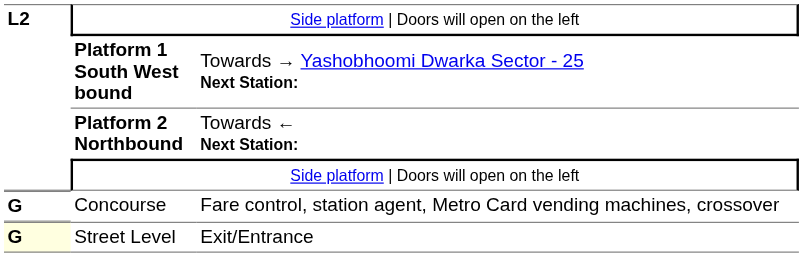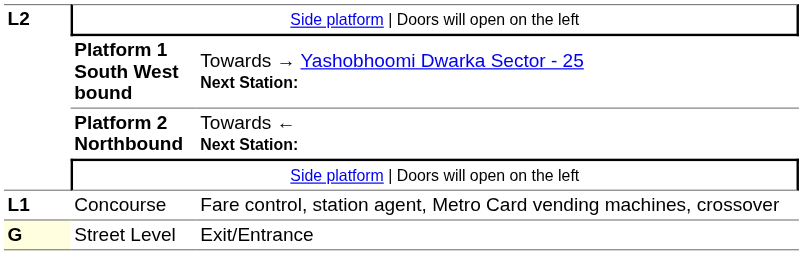(15, 206) G -> (19, 205) L1
